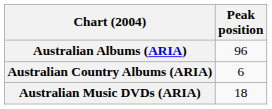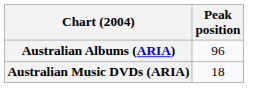- row: (110, 72)
